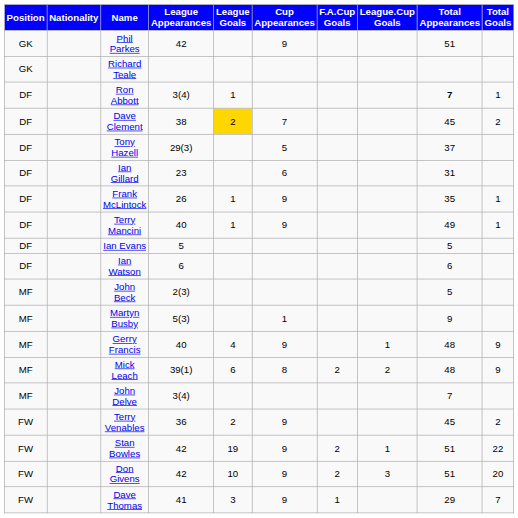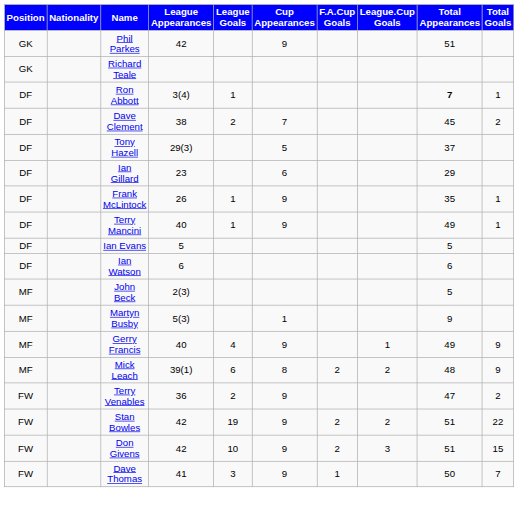(233, 122) gold background -> (233, 122) no background
(450, 173) 31 -> (450, 173) 29
(450, 344) 48 -> (450, 344) 49
- row: (125, 396)
(450, 422) 45 -> (450, 396) 47
(387, 448) 1 -> (387, 422) 2
(498, 474) 20 -> (498, 448) 15
(450, 500) 29 -> (450, 474) 50
